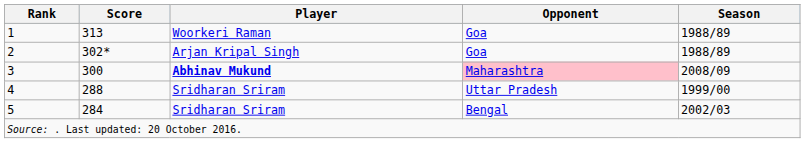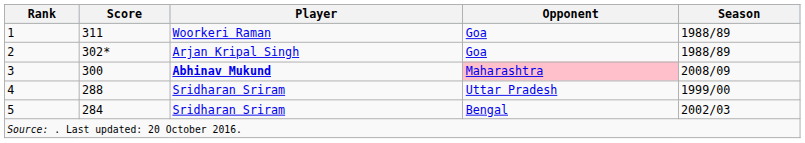(93, 33) 313 -> (93, 33) 311
